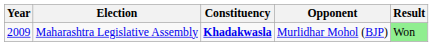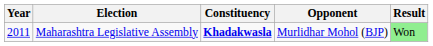(19, 32) 2009 -> (19, 32) 2011
